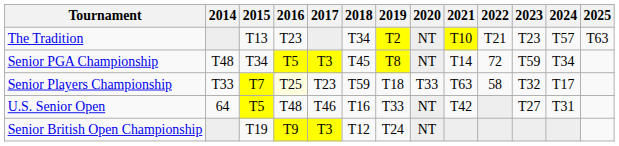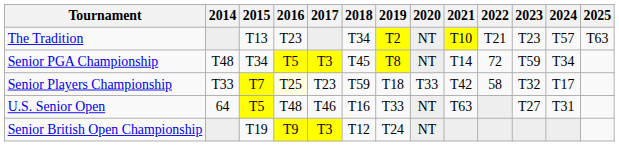(461, 84) T63 -> (461, 84) T42
(461, 107) T42 -> (461, 107) T63
